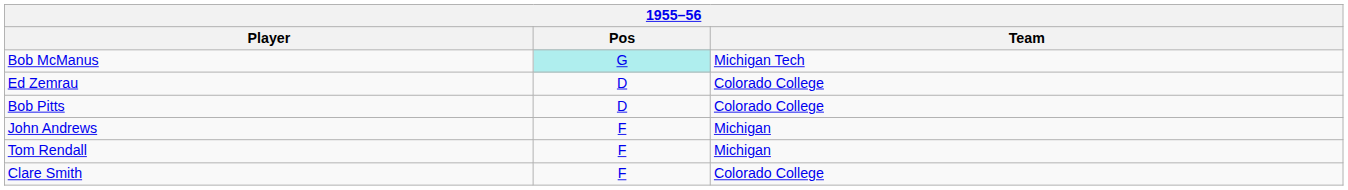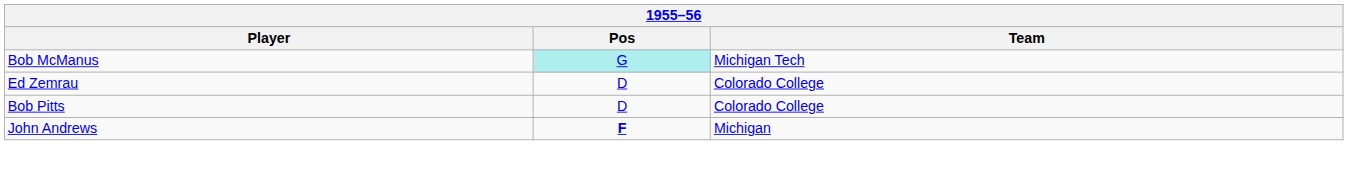(622, 128) normal -> (622, 128) bold
- row: (47, 151)
- row: (45, 173)
